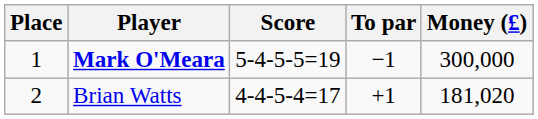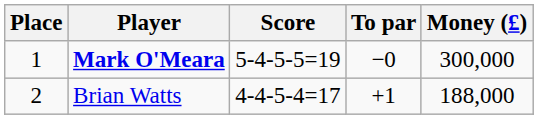(384, 59) −1 -> (384, 59) −0
(477, 95) 181,020 -> (477, 95) 188,000
